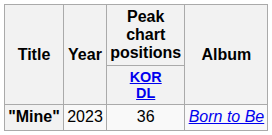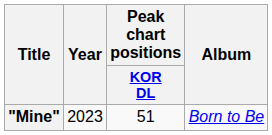(146, 117) 36 -> (146, 117) 51
